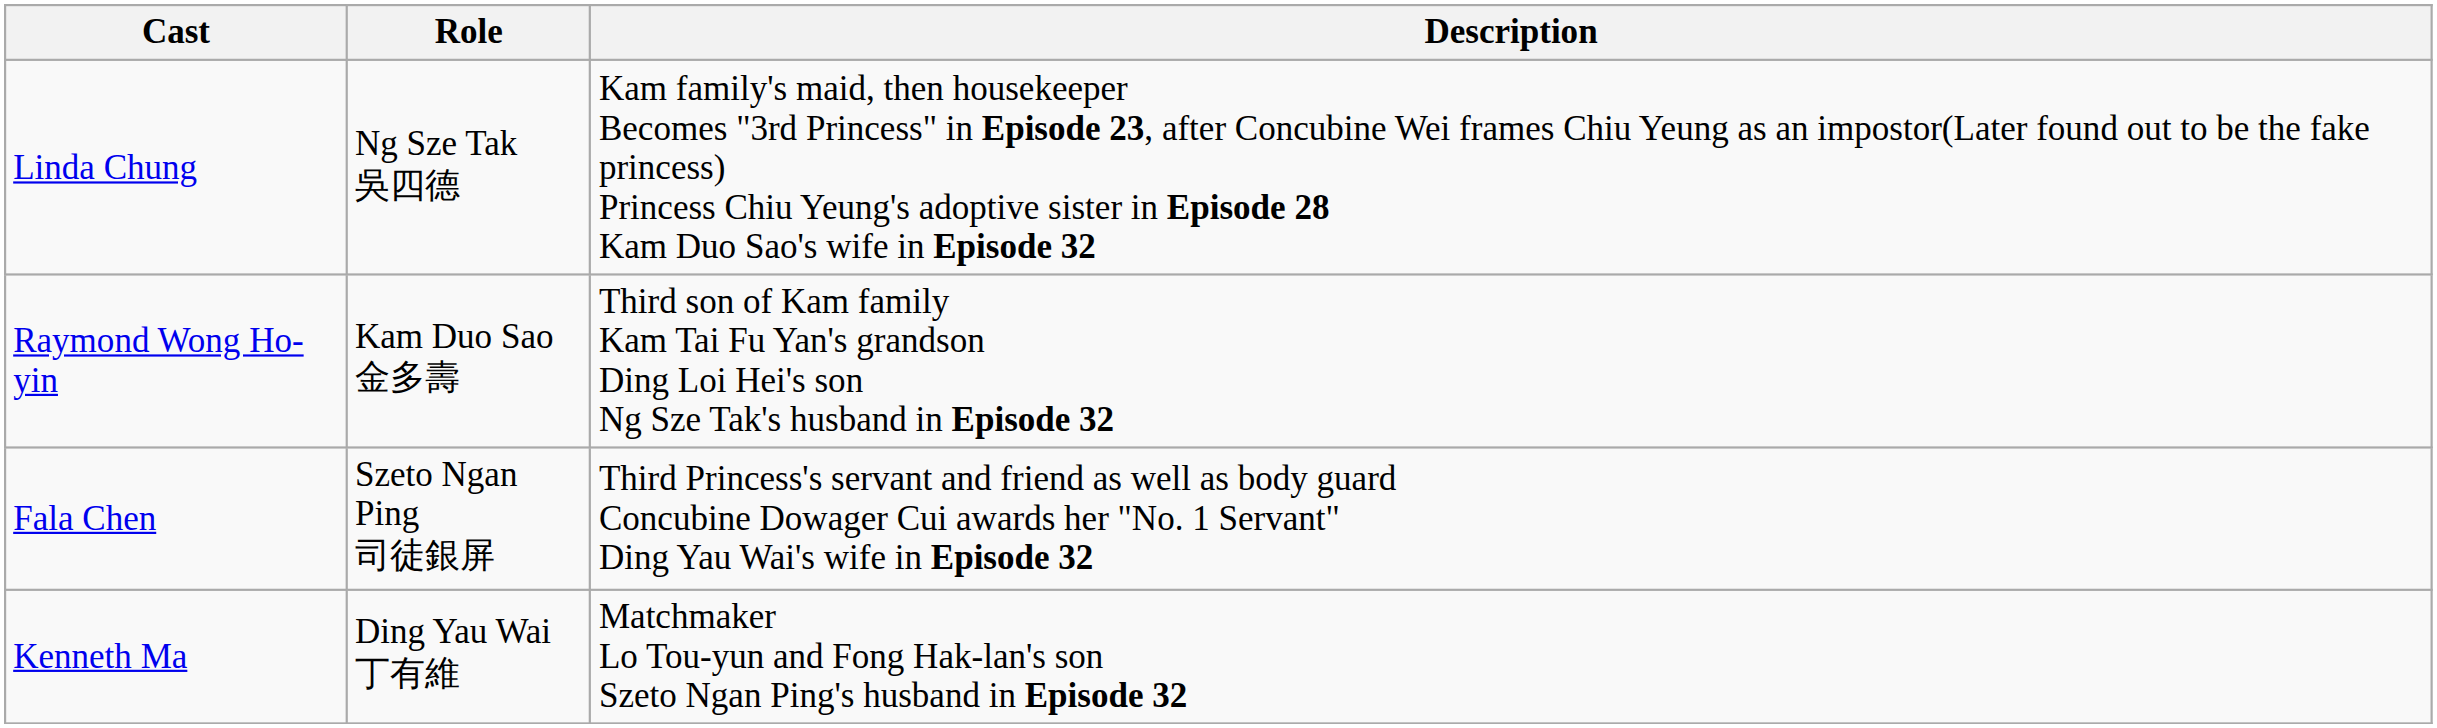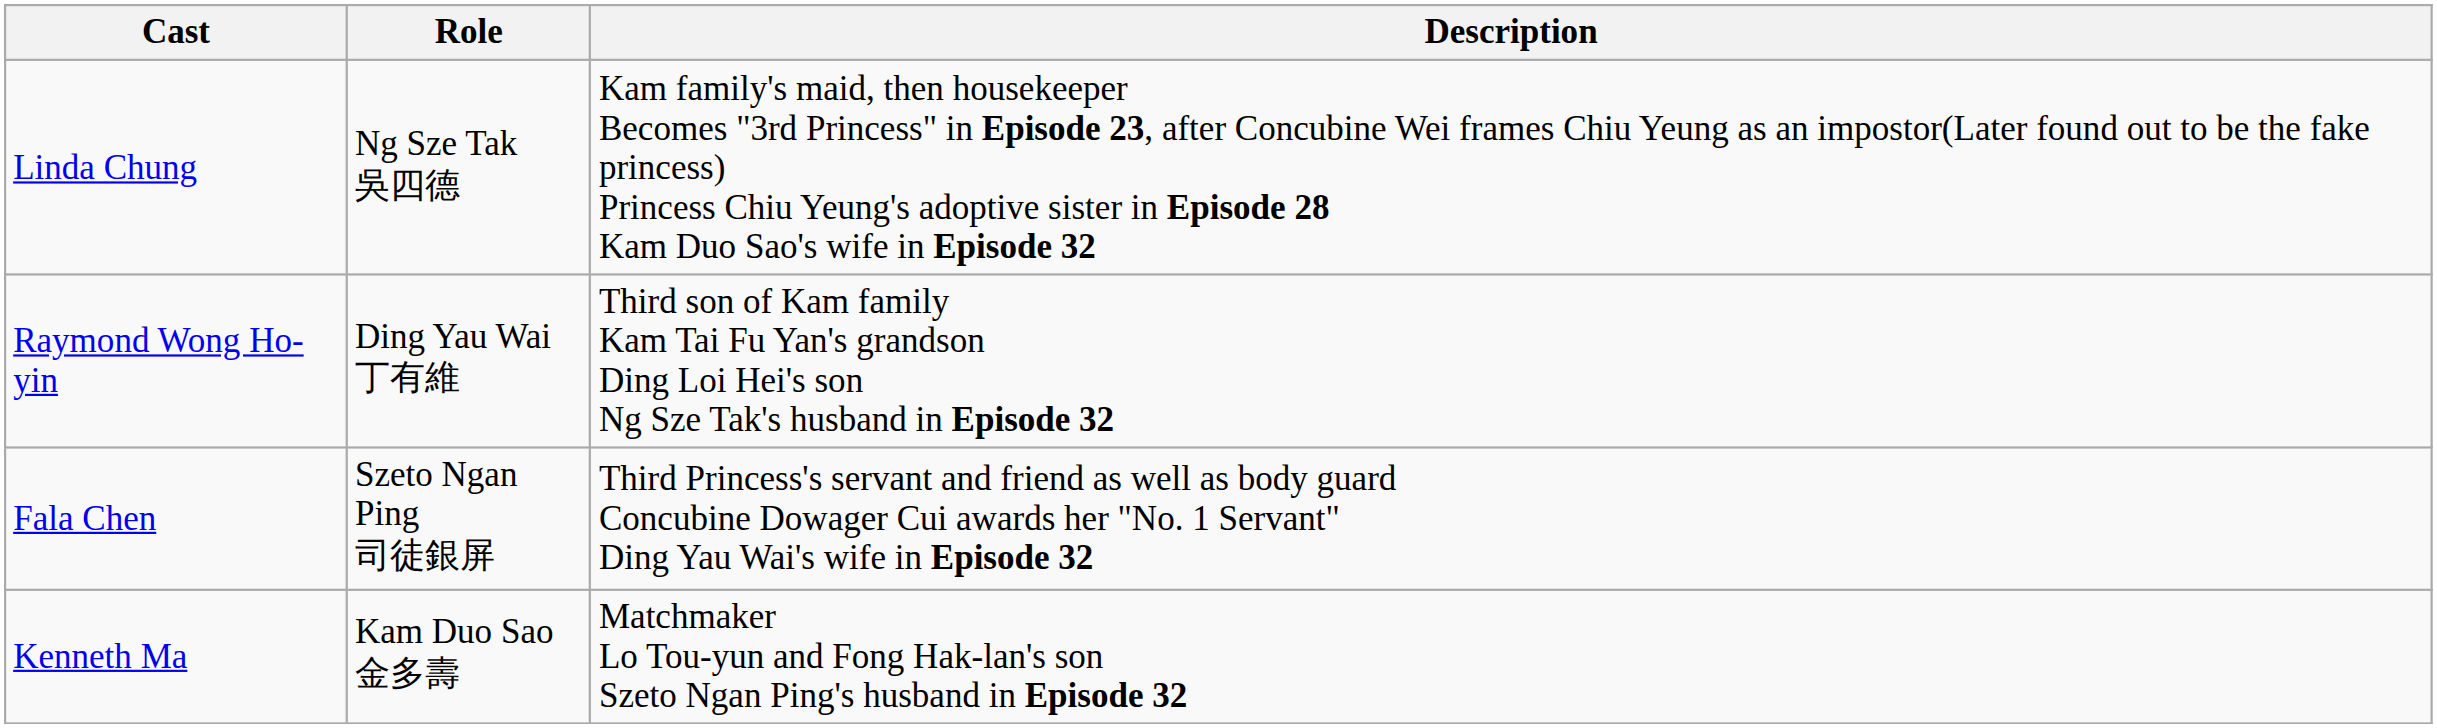(454, 358) Kam Duo Sao 金多壽 -> (453, 358) Ding Yau Wai 丁有維
(453, 653) Ding Yau Wai 丁有維 -> (454, 653) Kam Duo Sao 金多壽
